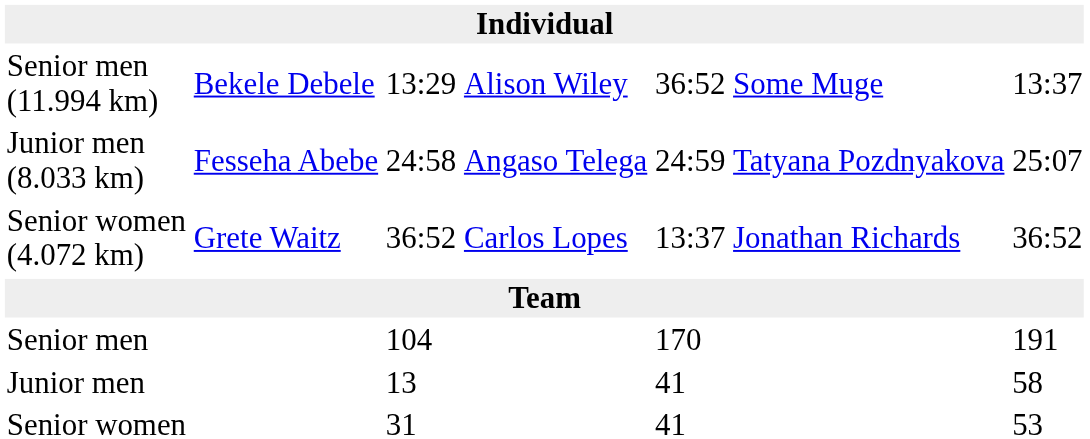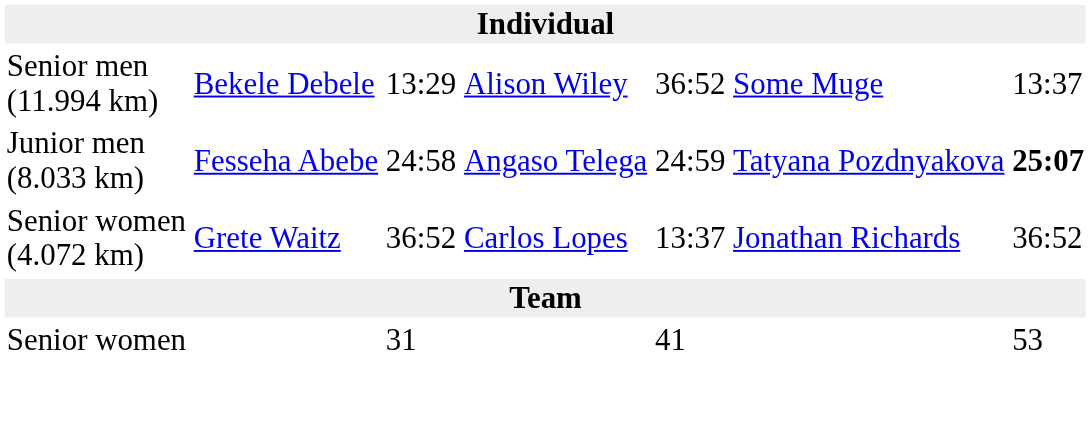(1047, 160) normal -> (1048, 160) bold
- row: (78, 340)
- row: (76, 382)
